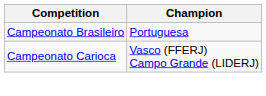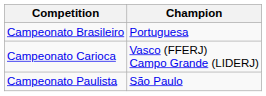+ row: (62, 81)
